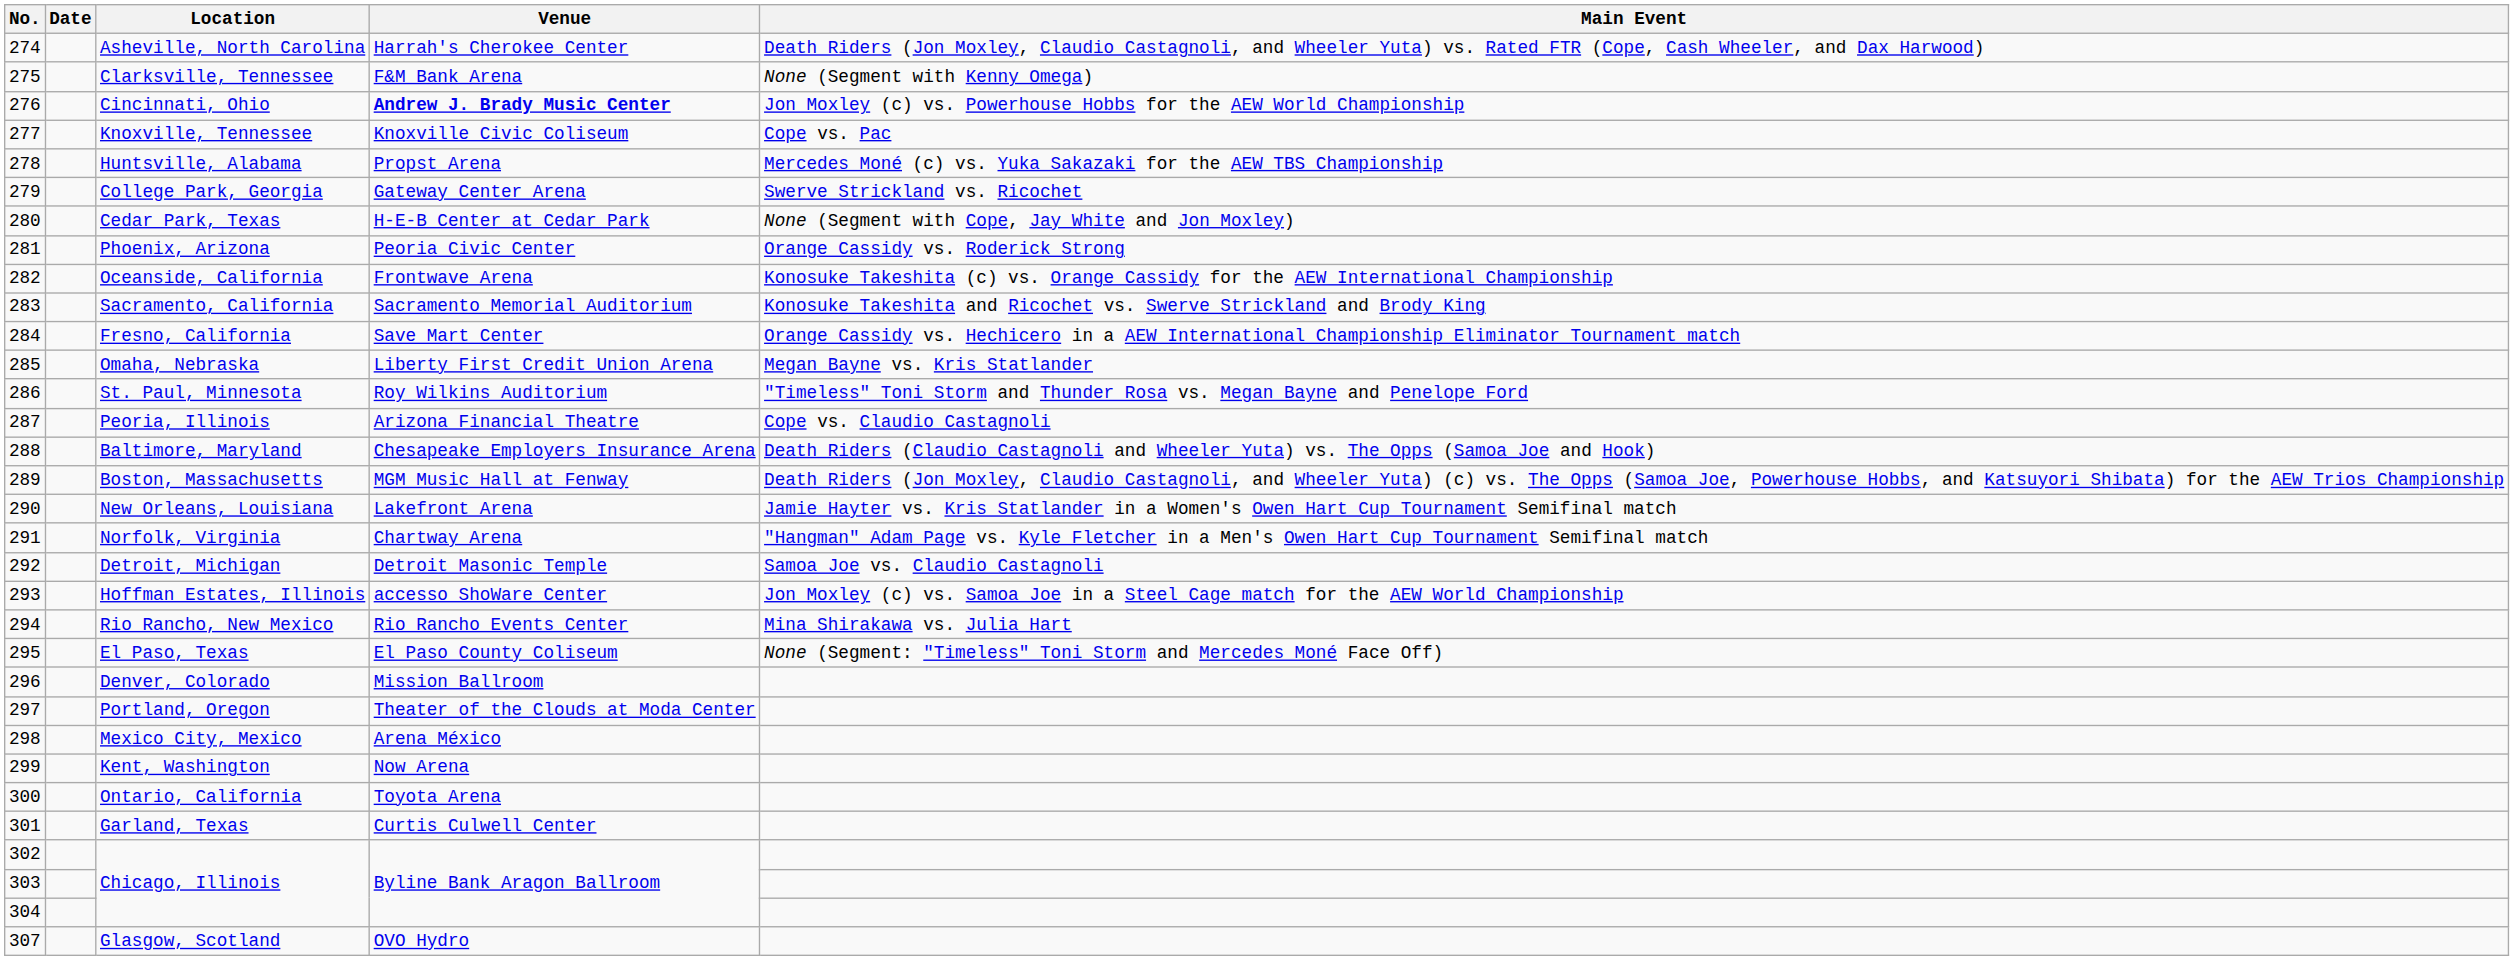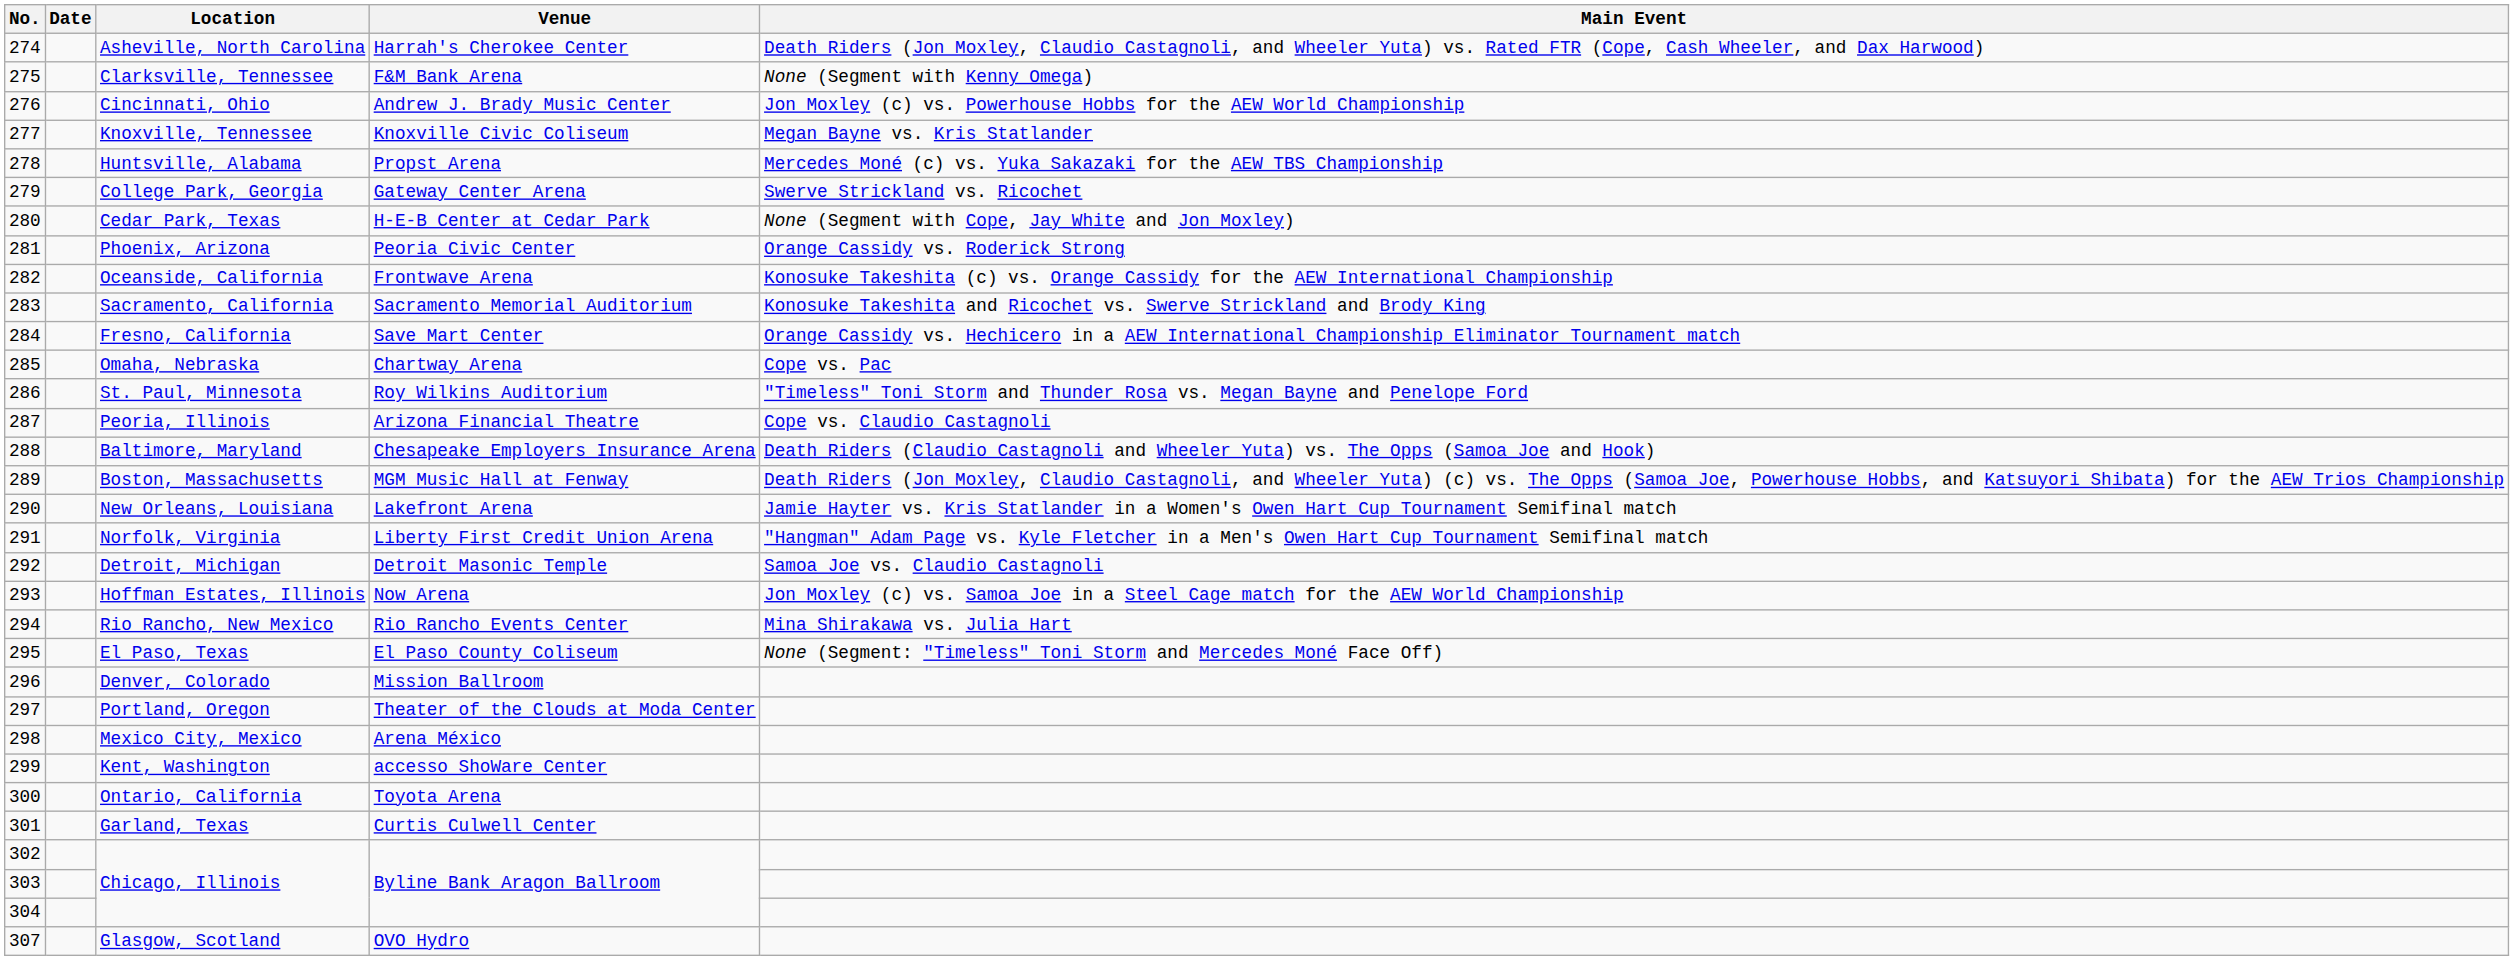(522, 106) bold -> (522, 106) normal
(828, 134) Cope vs. Pac -> (929, 134) Megan Bayne vs. Kris Statlander
(543, 365) Liberty First Credit Union Arena -> (448, 365) Chartway Arena
(929, 365) Megan Bayne vs. Kris Statlander -> (828, 365) Cope vs. Pac
(448, 538) Chartway Arena -> (543, 538) Liberty First Credit Union Arena
(490, 595) accesso ShoWare Center -> (421, 595) Now Arena
(421, 768) Now Arena -> (490, 768) accesso ShoWare Center
